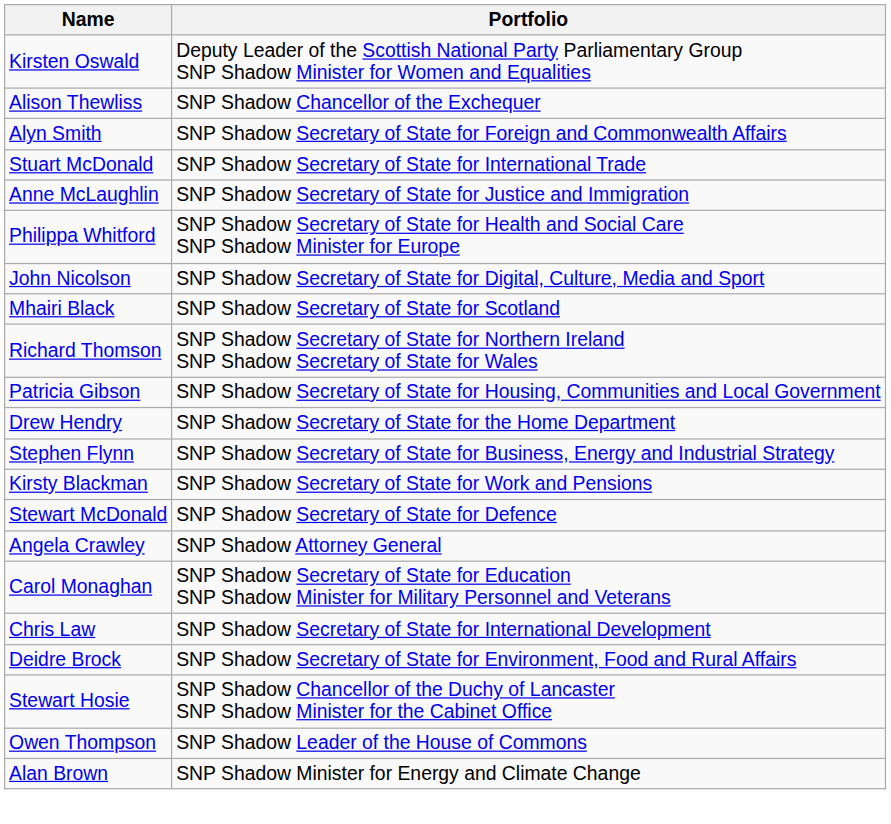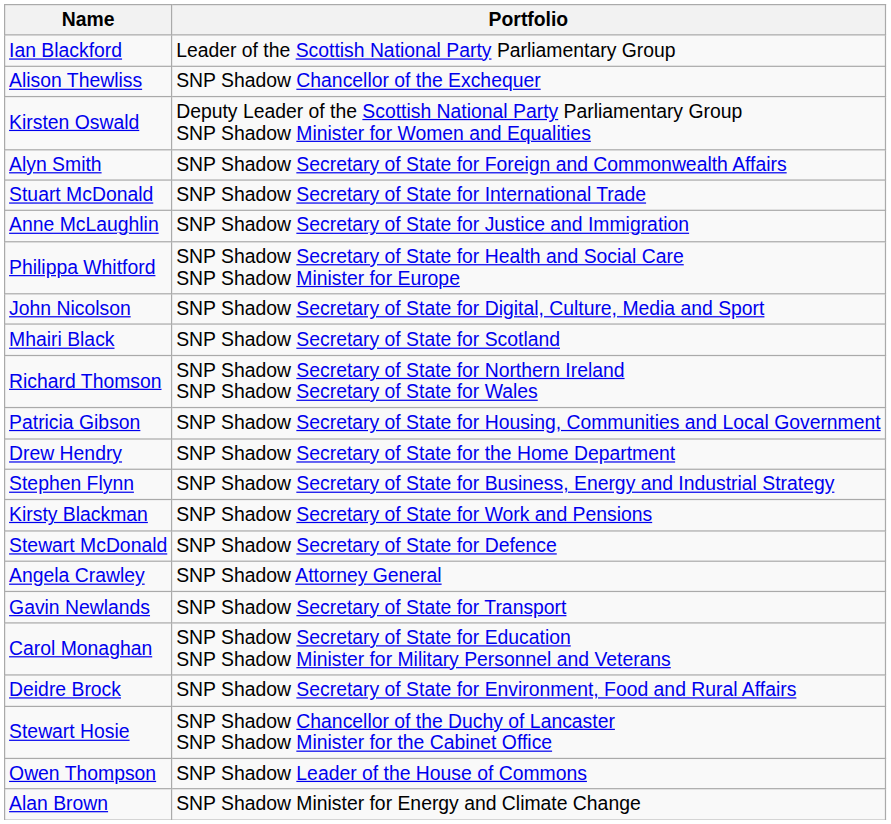+ row: (66, 50)
rows swapped: (74, 61) <-> (76, 103)
+ row: (80, 607)
- row: (52, 628)
